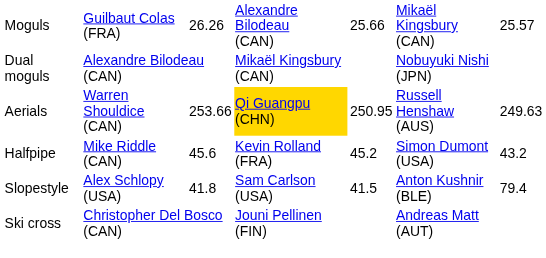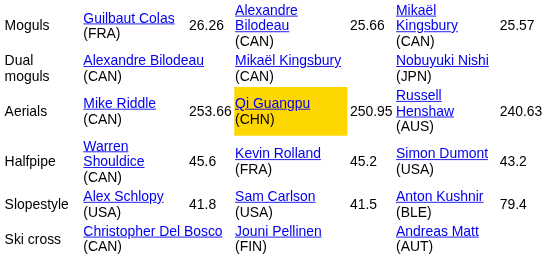(114, 111) Warren Shouldice (CAN) -> (120, 111) Mike Riddle (CAN)
(521, 111) 249.63 -> (521, 111) 240.63
(120, 154) Mike Riddle (CAN) -> (114, 161) Warren Shouldice (CAN)
